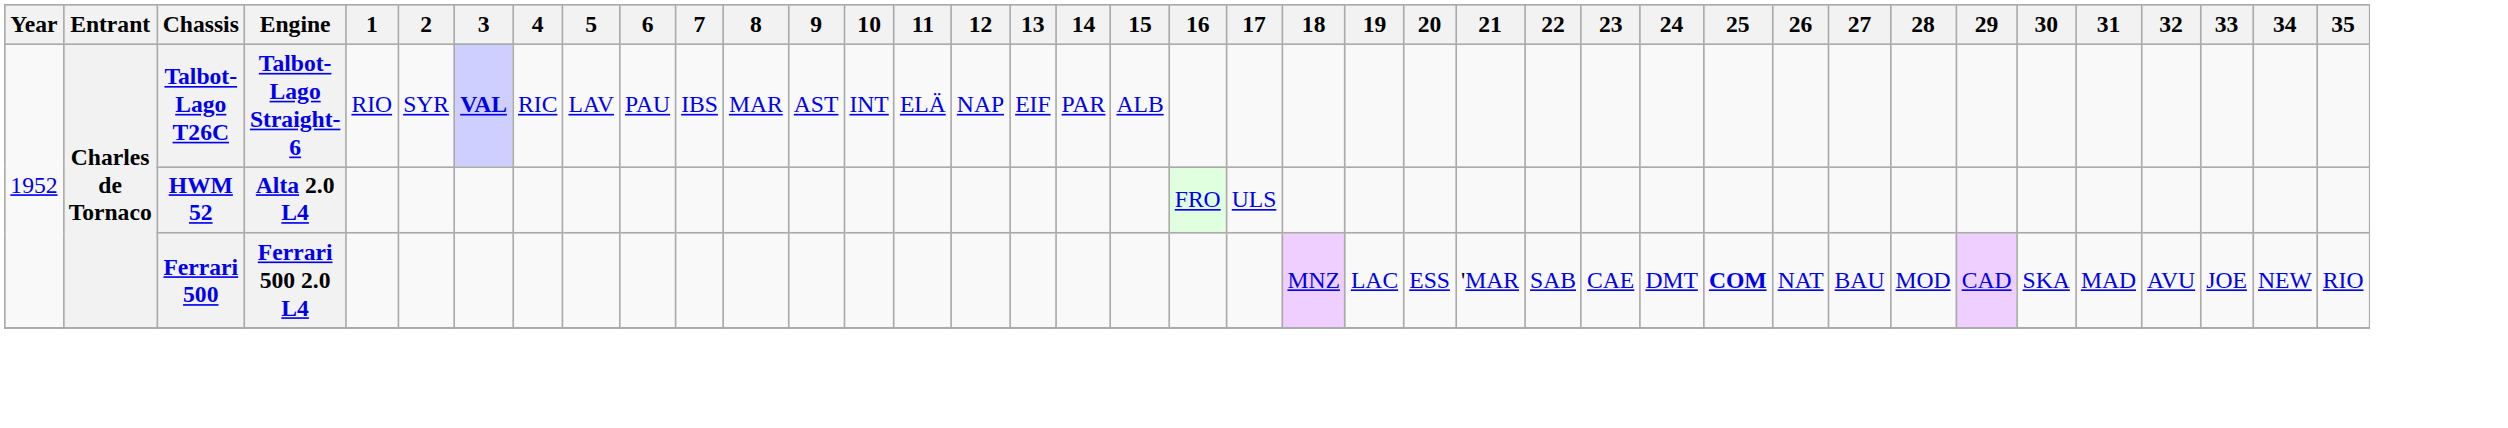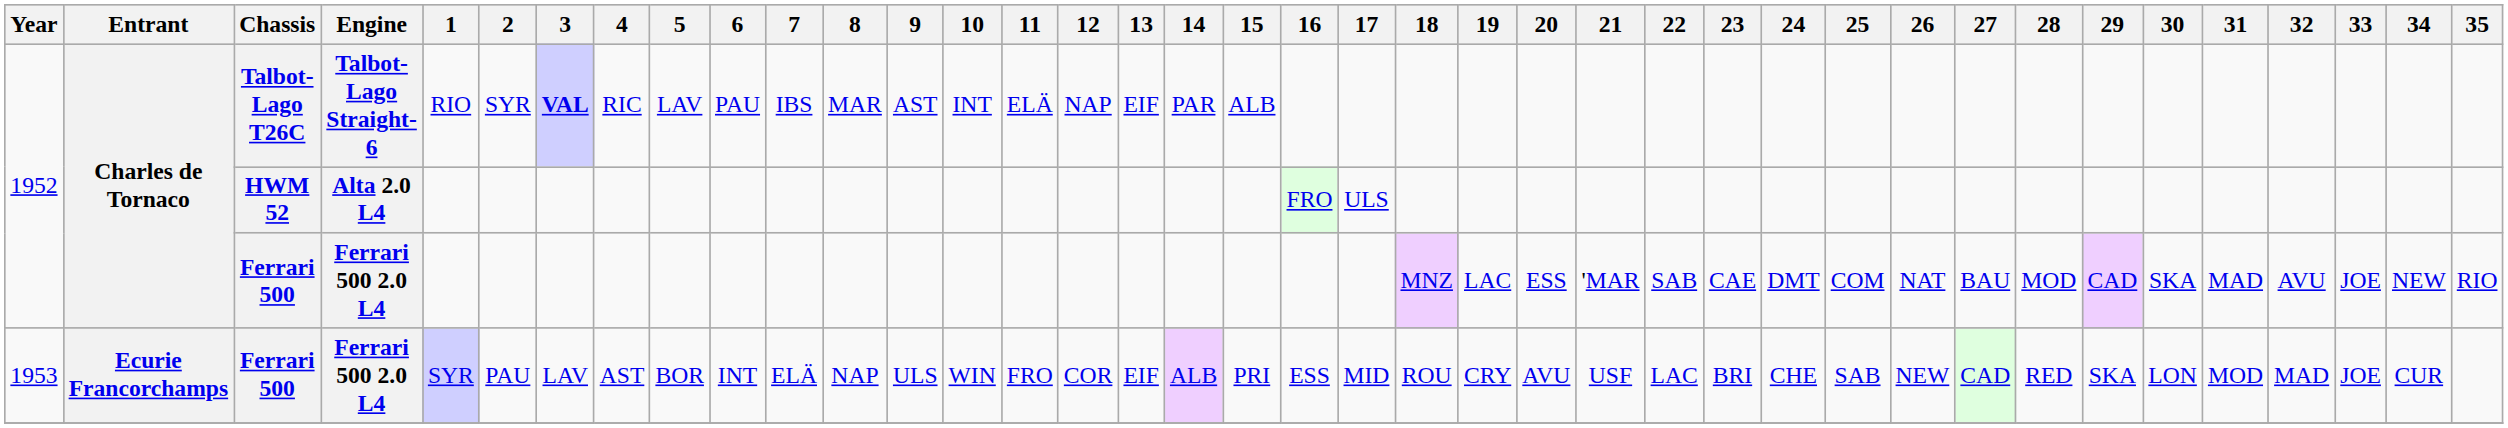(1738, 280) bold -> (1858, 280) normal
+ row: (34, 375)
